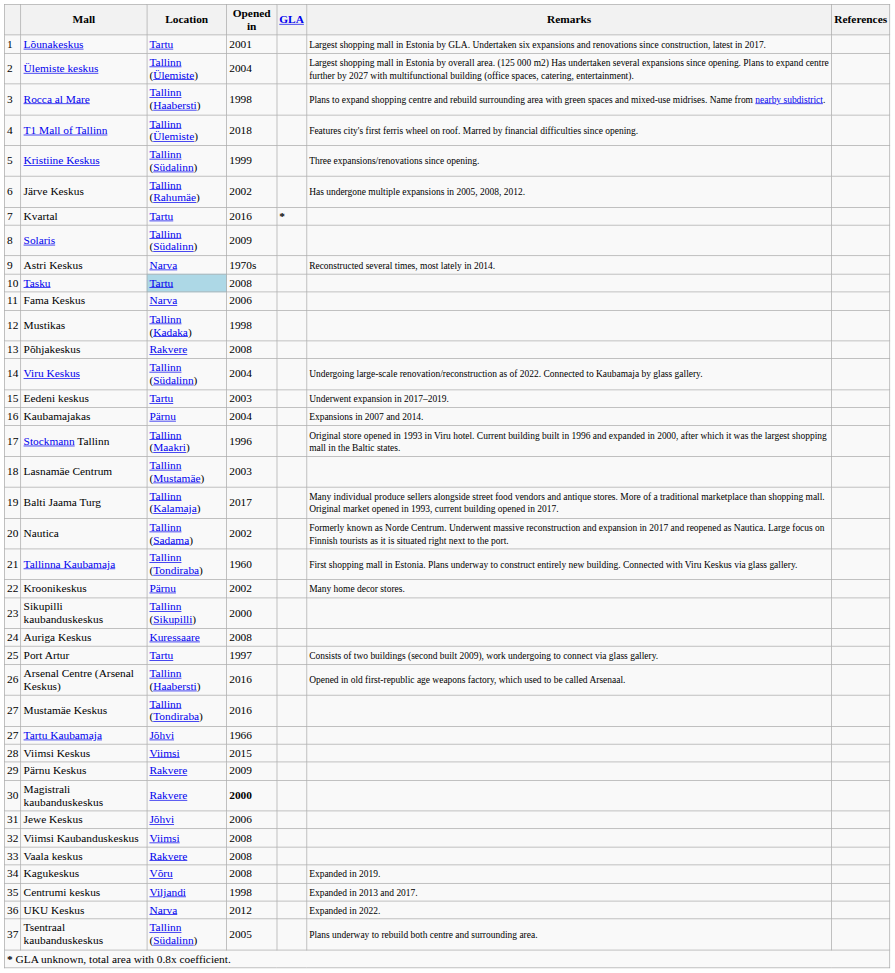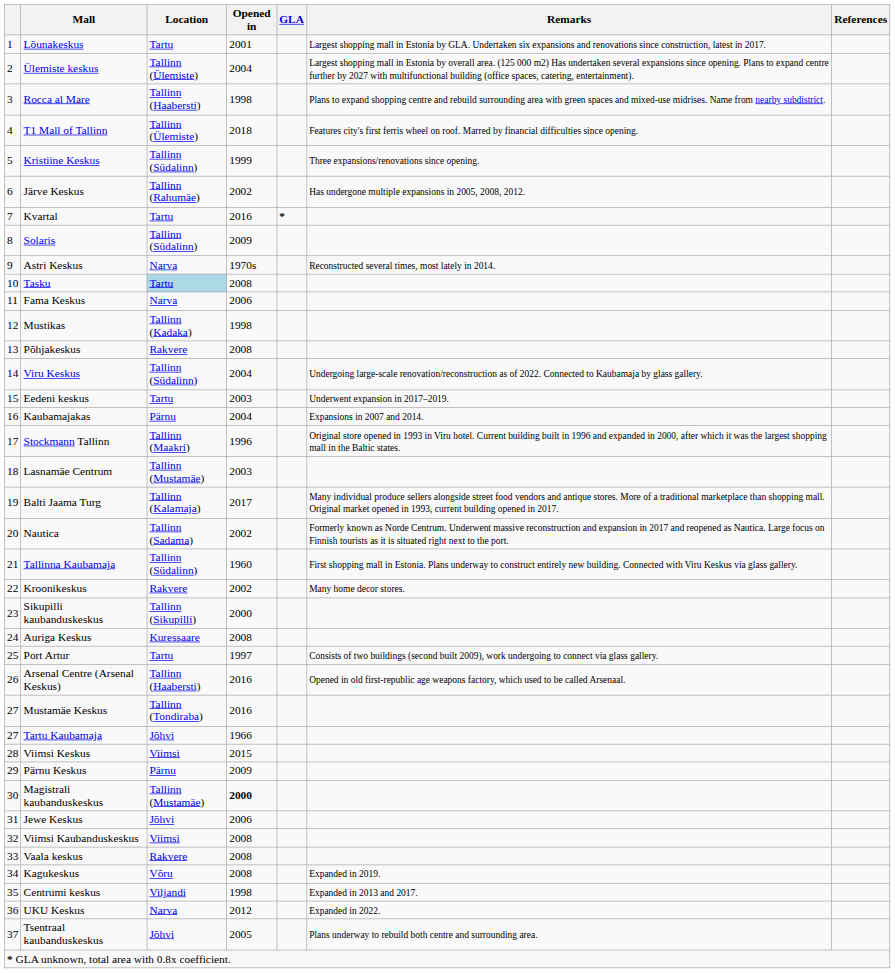(176, 564) Tallinn (Tondiraba) -> (173, 564) Tallinn (Südalinn)
(163, 588) Pärnu -> (168, 588) Rakvere
(168, 771) Rakvere -> (163, 771) Pärnu
(168, 795) Rakvere -> (177, 795) Tallinn (Mustamäe)
(173, 934) Tallinn (Südalinn) -> (162, 934) Jõhvi
